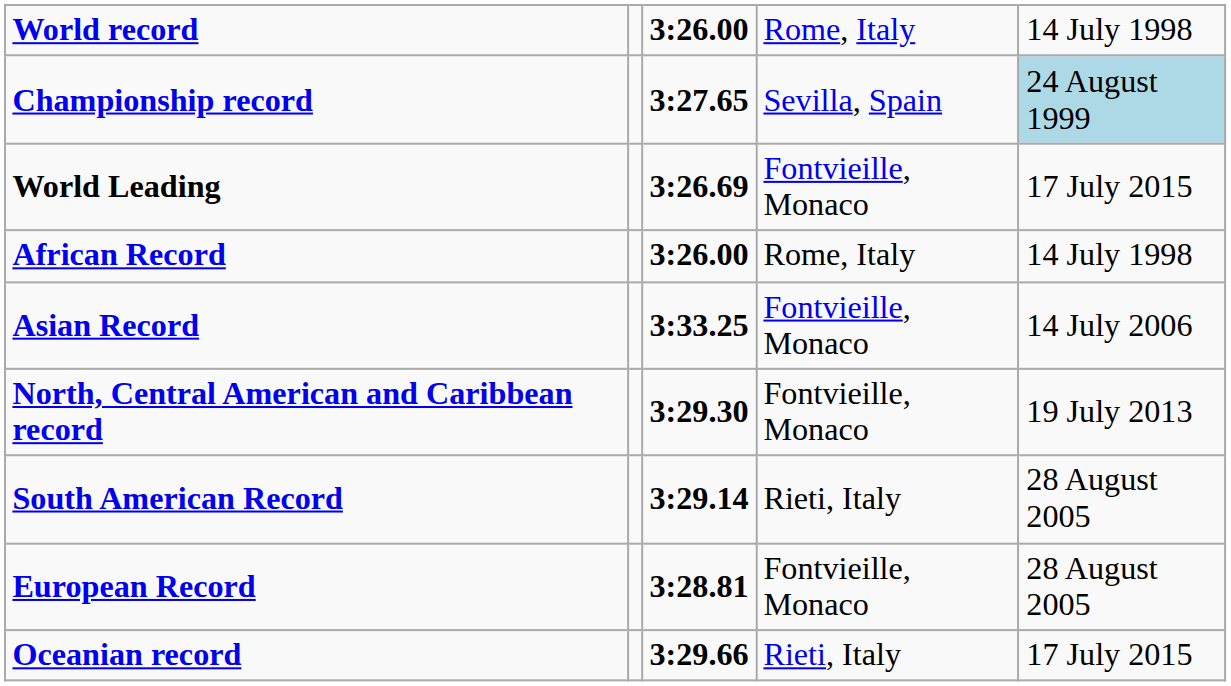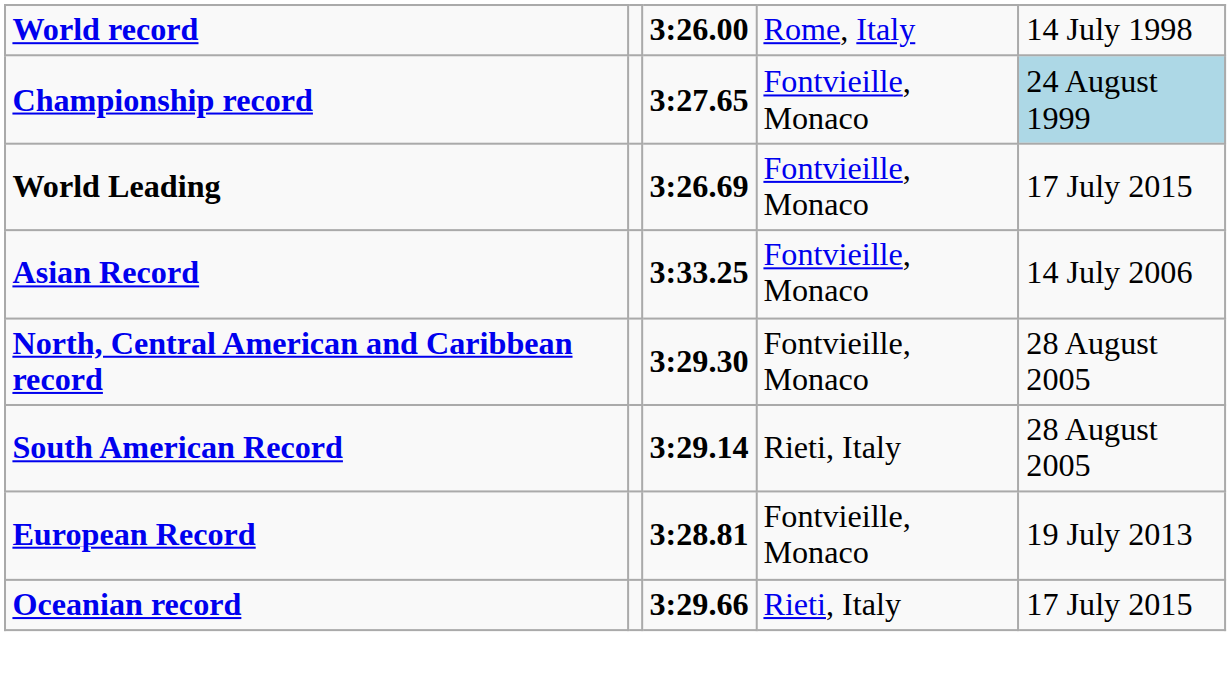(853, 99) Sevilla, Spain -> (837, 99) Fontvieille, Monaco
- row: (119, 255)
(1109, 411) 19 July 2013 -> (1092, 360) 28 August 2005
(1092, 586) 28 August 2005 -> (1109, 535) 19 July 2013
